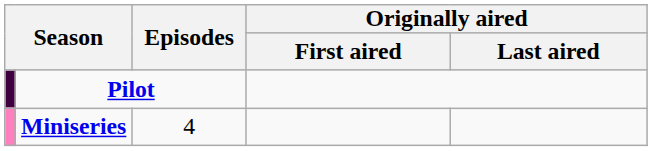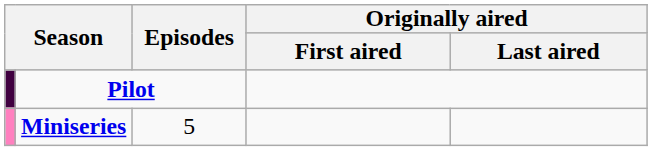(189, 126) 4 -> (189, 126) 5
